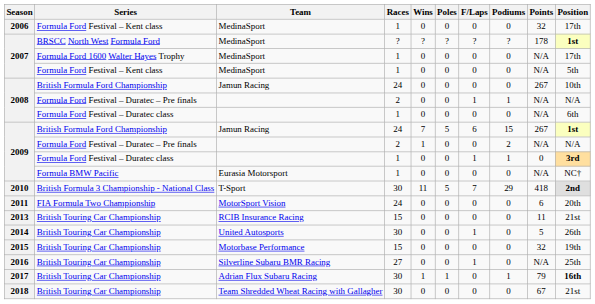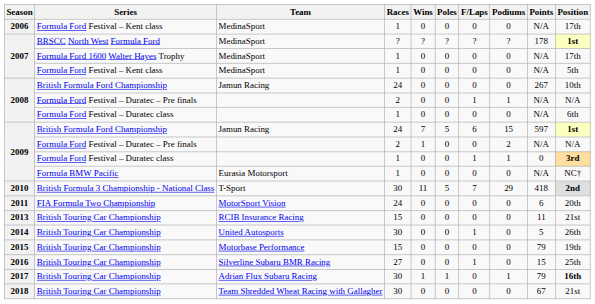(541, 26) 32 -> (541, 26) N/A
(541, 130) 267 -> (541, 130) 597
(541, 247) 32 -> (541, 247) 79
(541, 262) N/A -> (541, 262) 15
